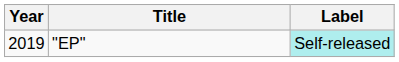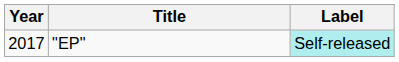(26, 43) 2019 -> (26, 43) 2017
